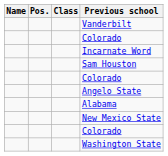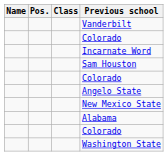rows swapped: (16, 118) <-> (16, 104)
